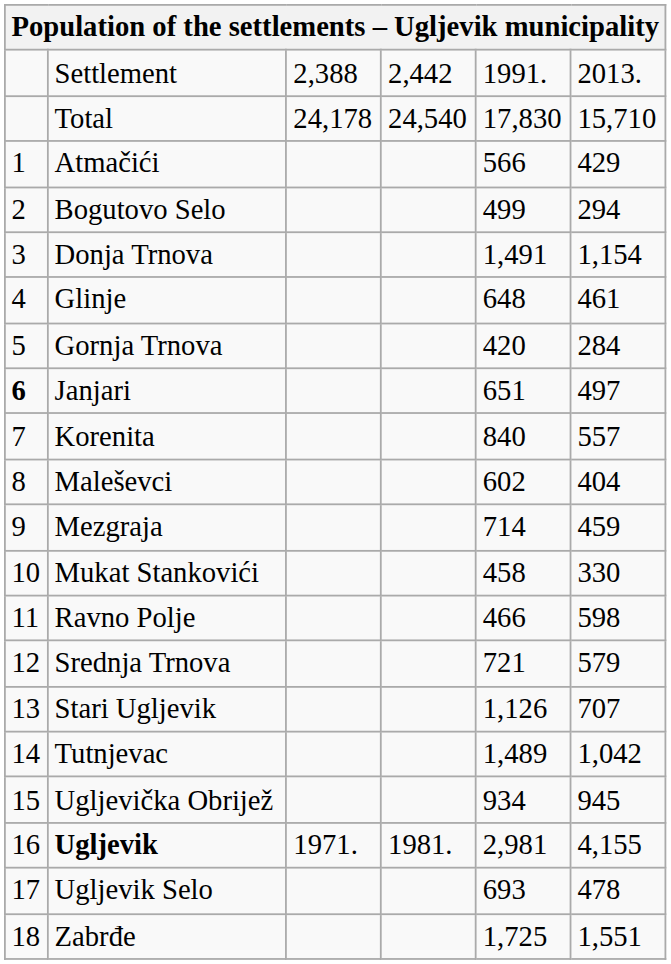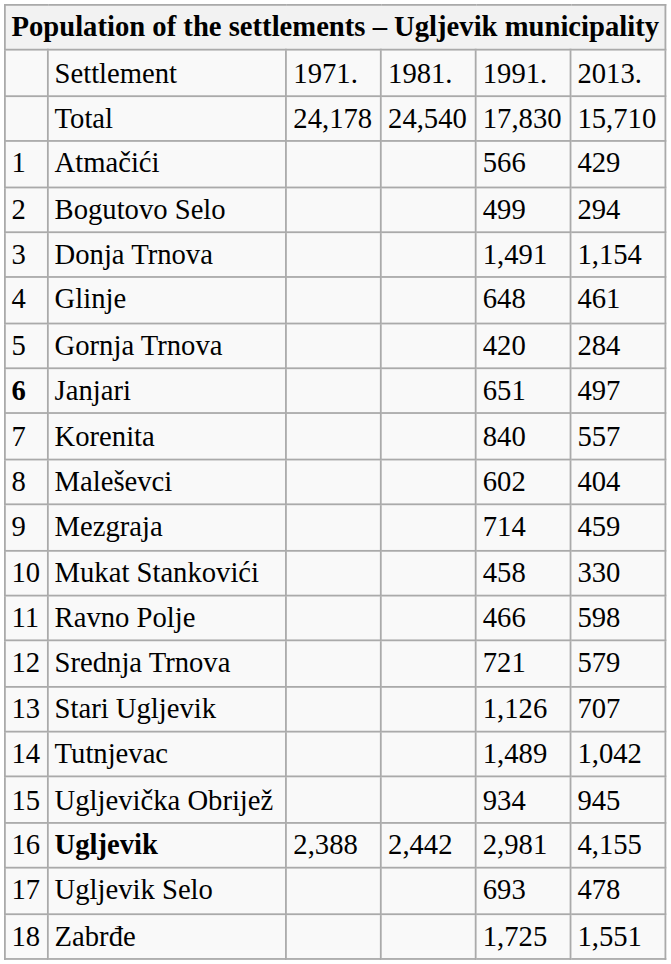(326, 72) 2,388 -> (326, 72) 1971.
(420, 72) 2,442 -> (420, 72) 1981.
(326, 844) 1971. -> (326, 844) 2,388
(420, 844) 1981. -> (420, 844) 2,442
